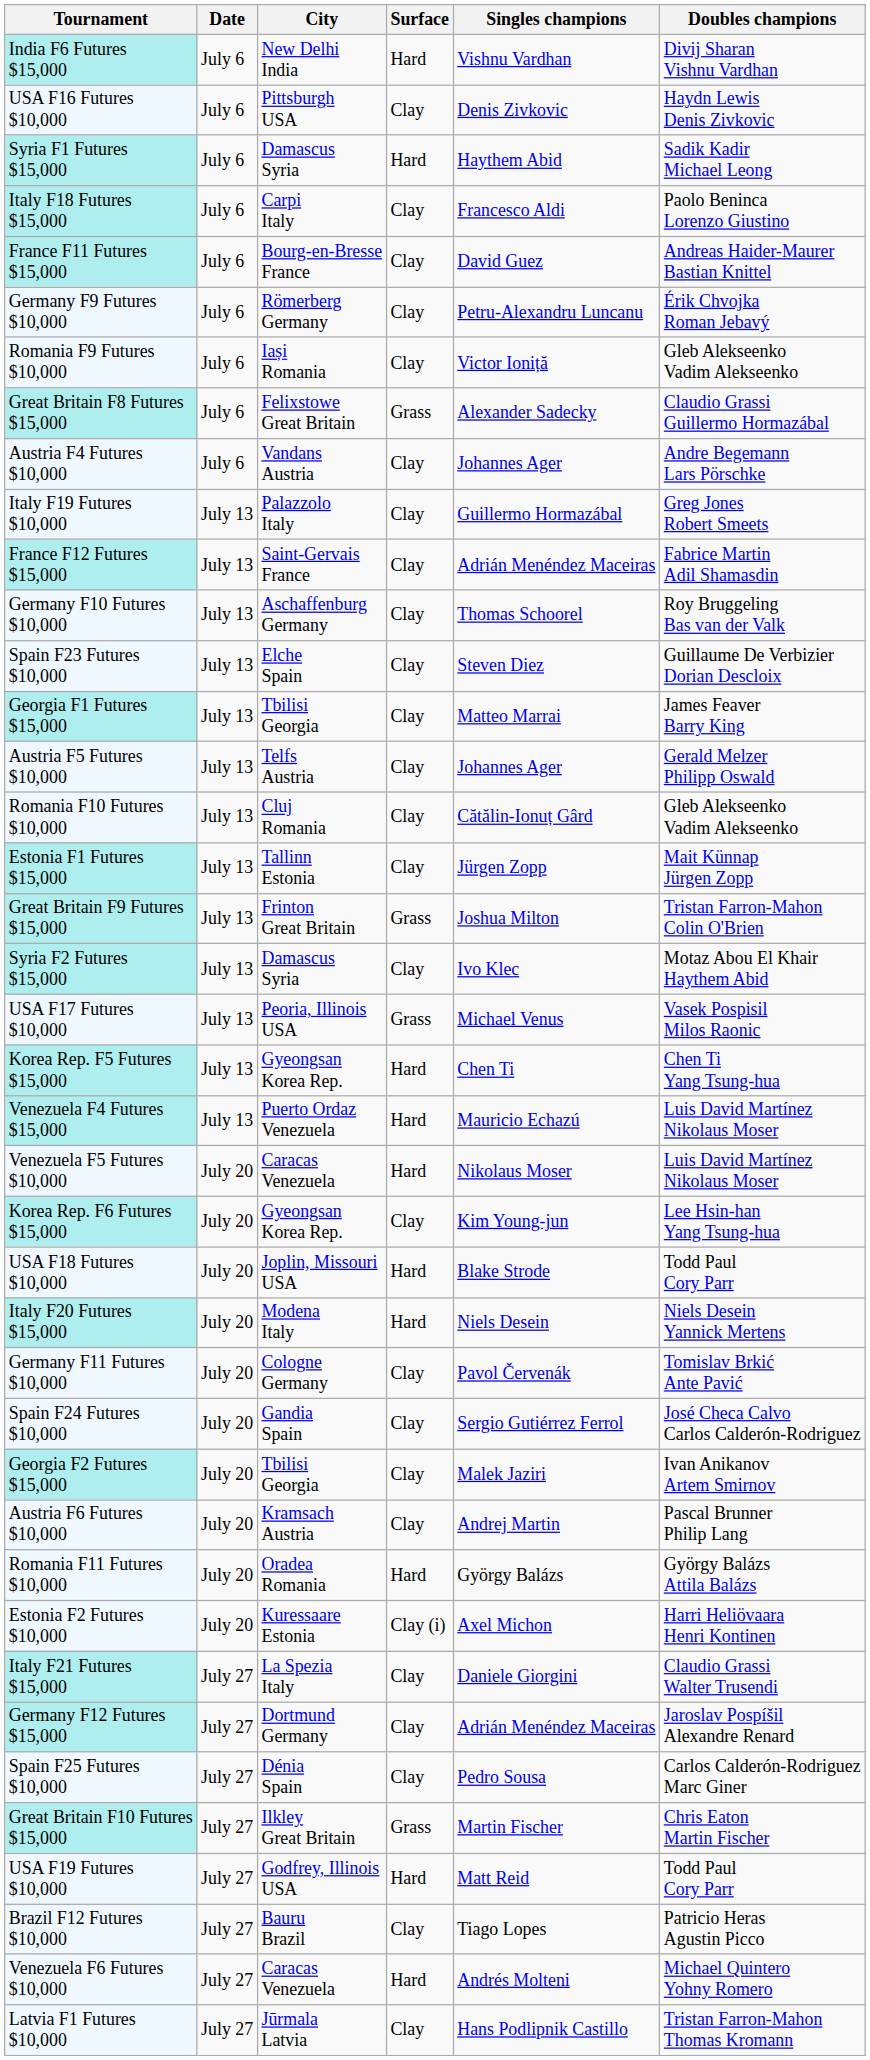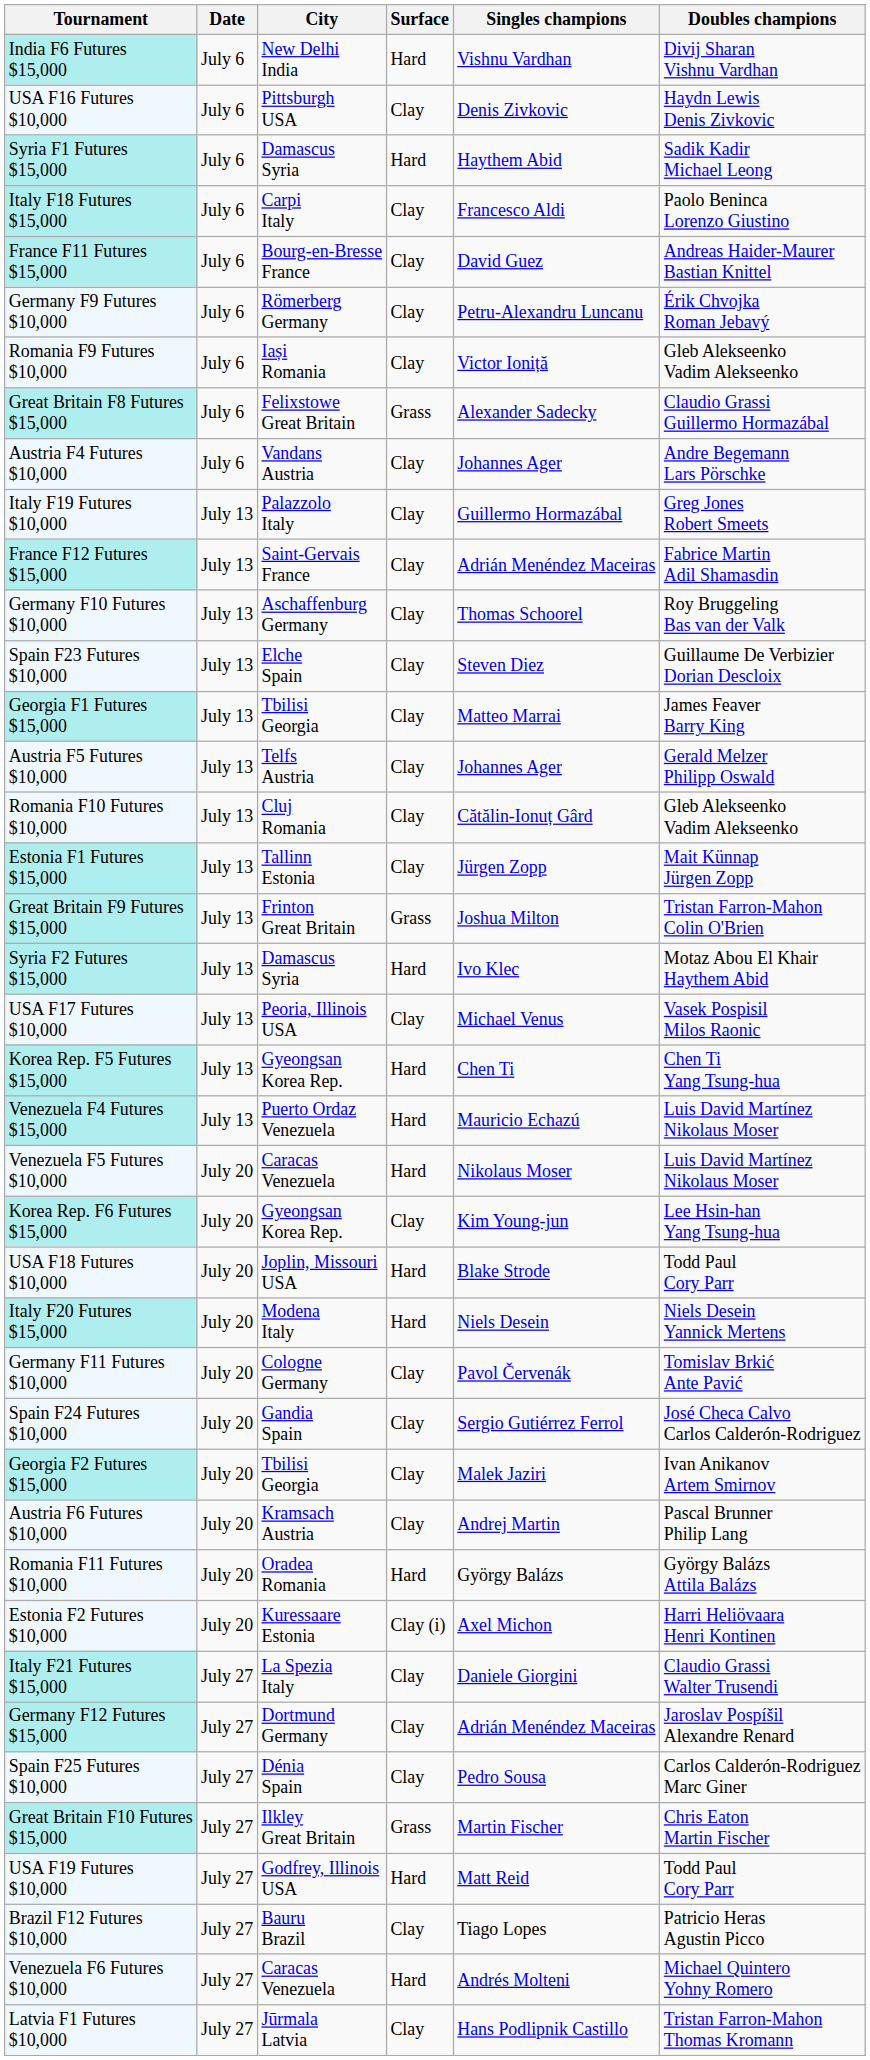(407, 969) Clay -> (408, 969) Hard
(411, 1019) Grass -> (407, 1019) Clay
